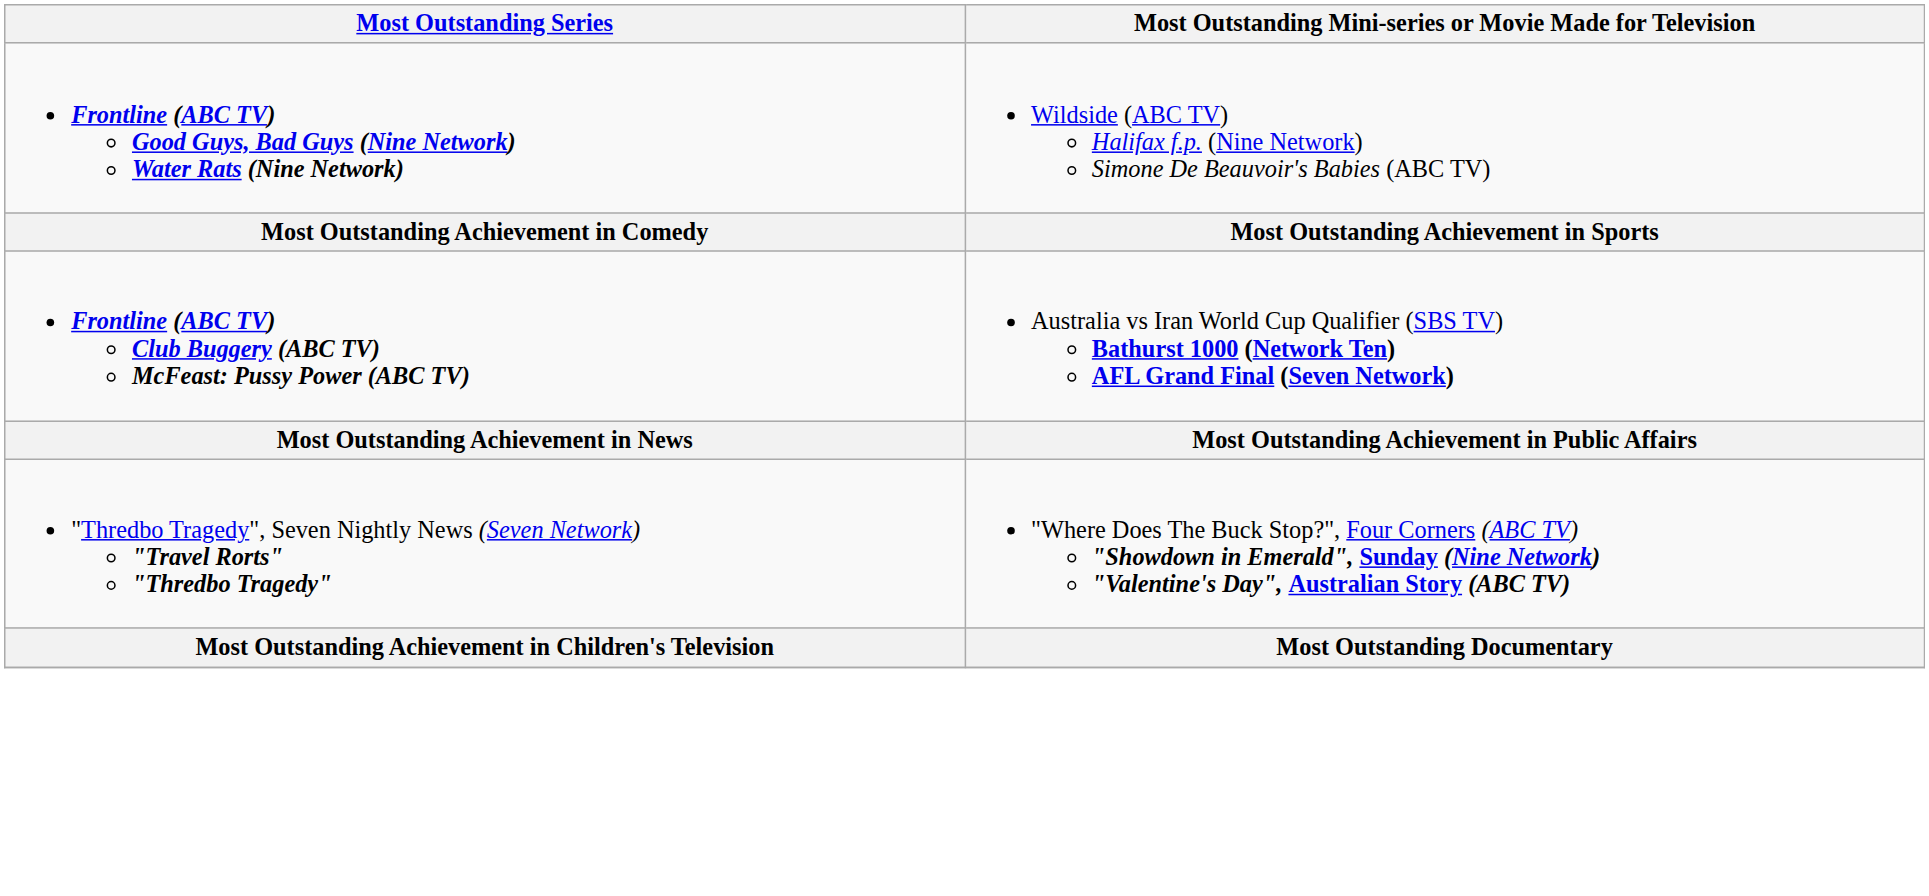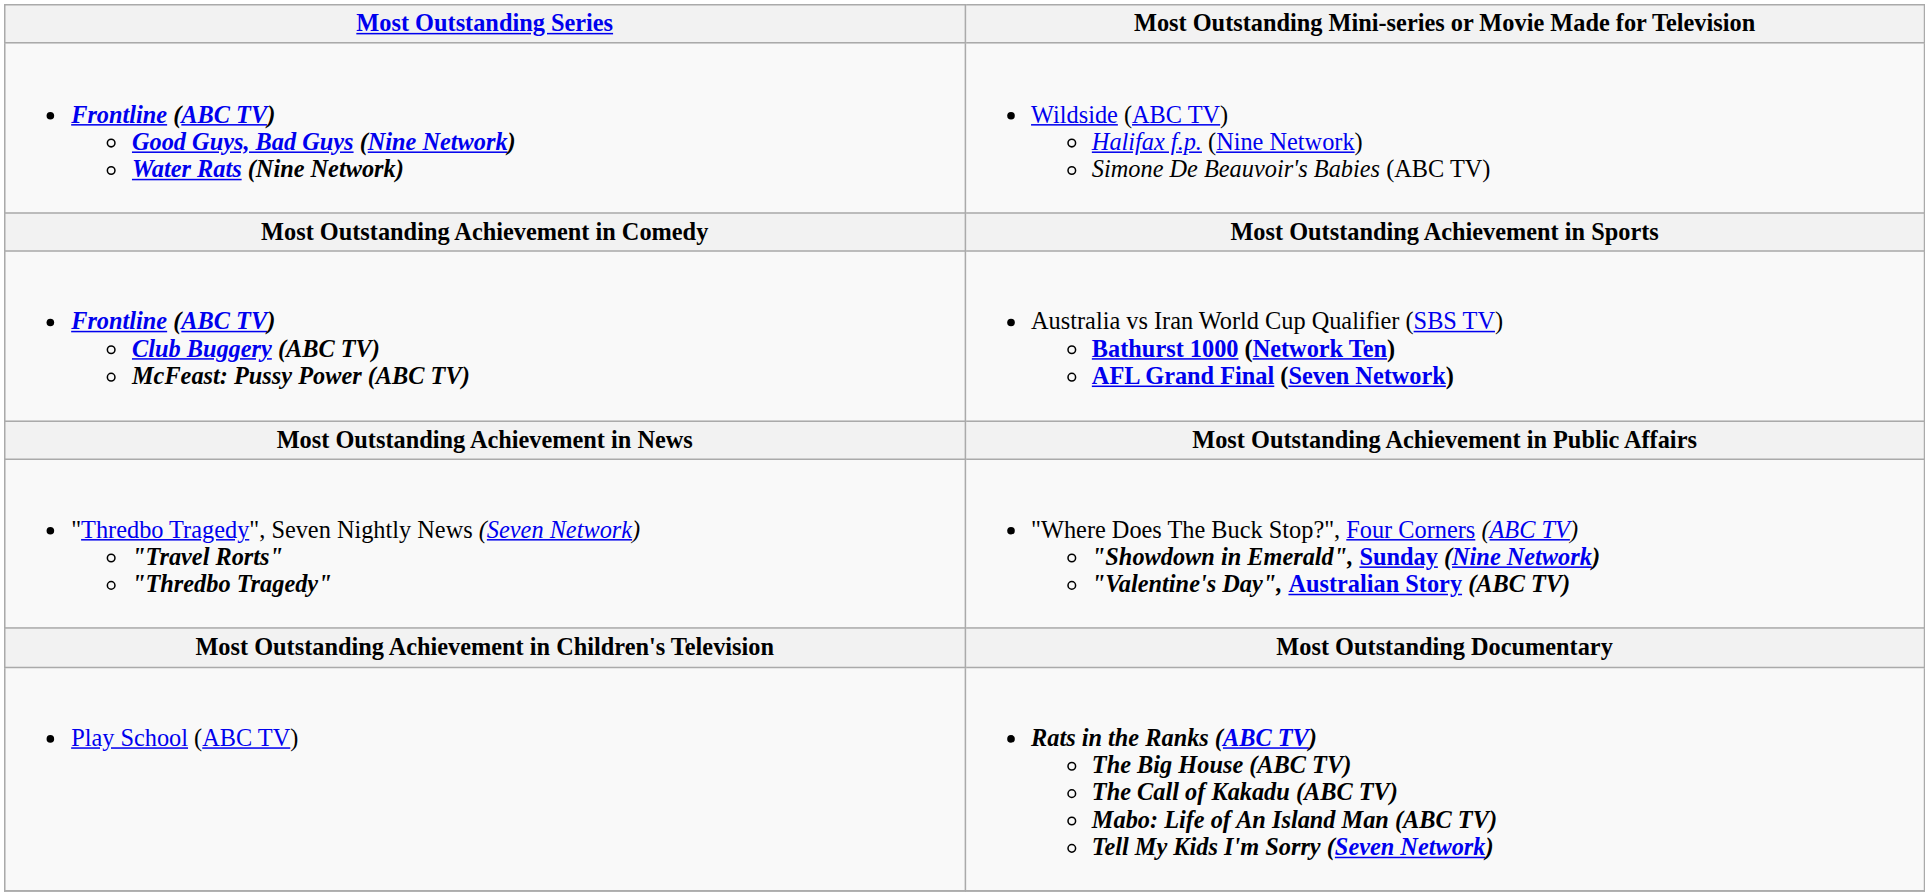+ row: (485, 738)
